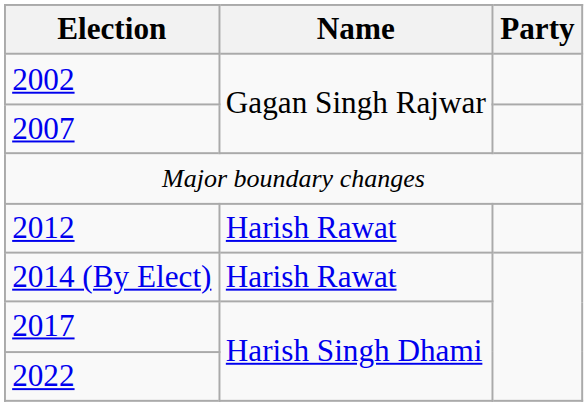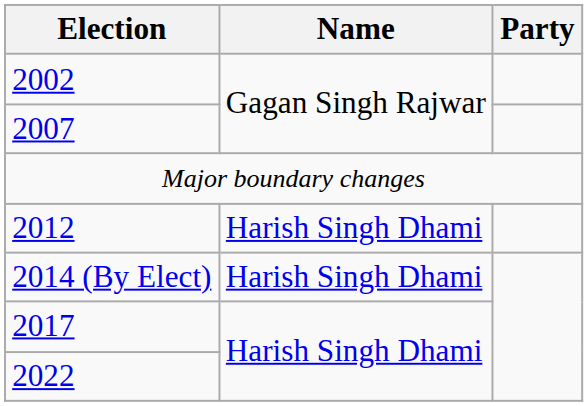(311, 227) Harish Rawat -> (354, 227) Harish Singh Dhami
(311, 276) Harish Rawat -> (354, 276) Harish Singh Dhami
